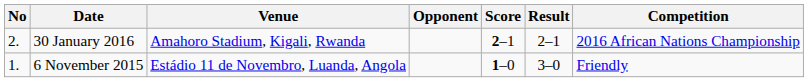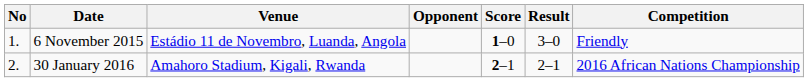rows swapped: (88, 64) <-> (84, 40)
